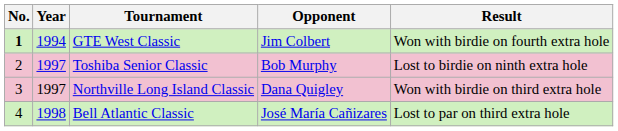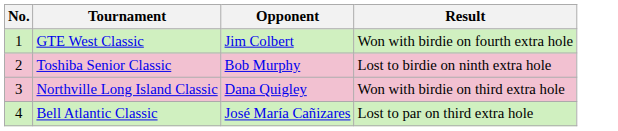- column: (51, 16)
(19, 41) bold -> (19, 41) normal
